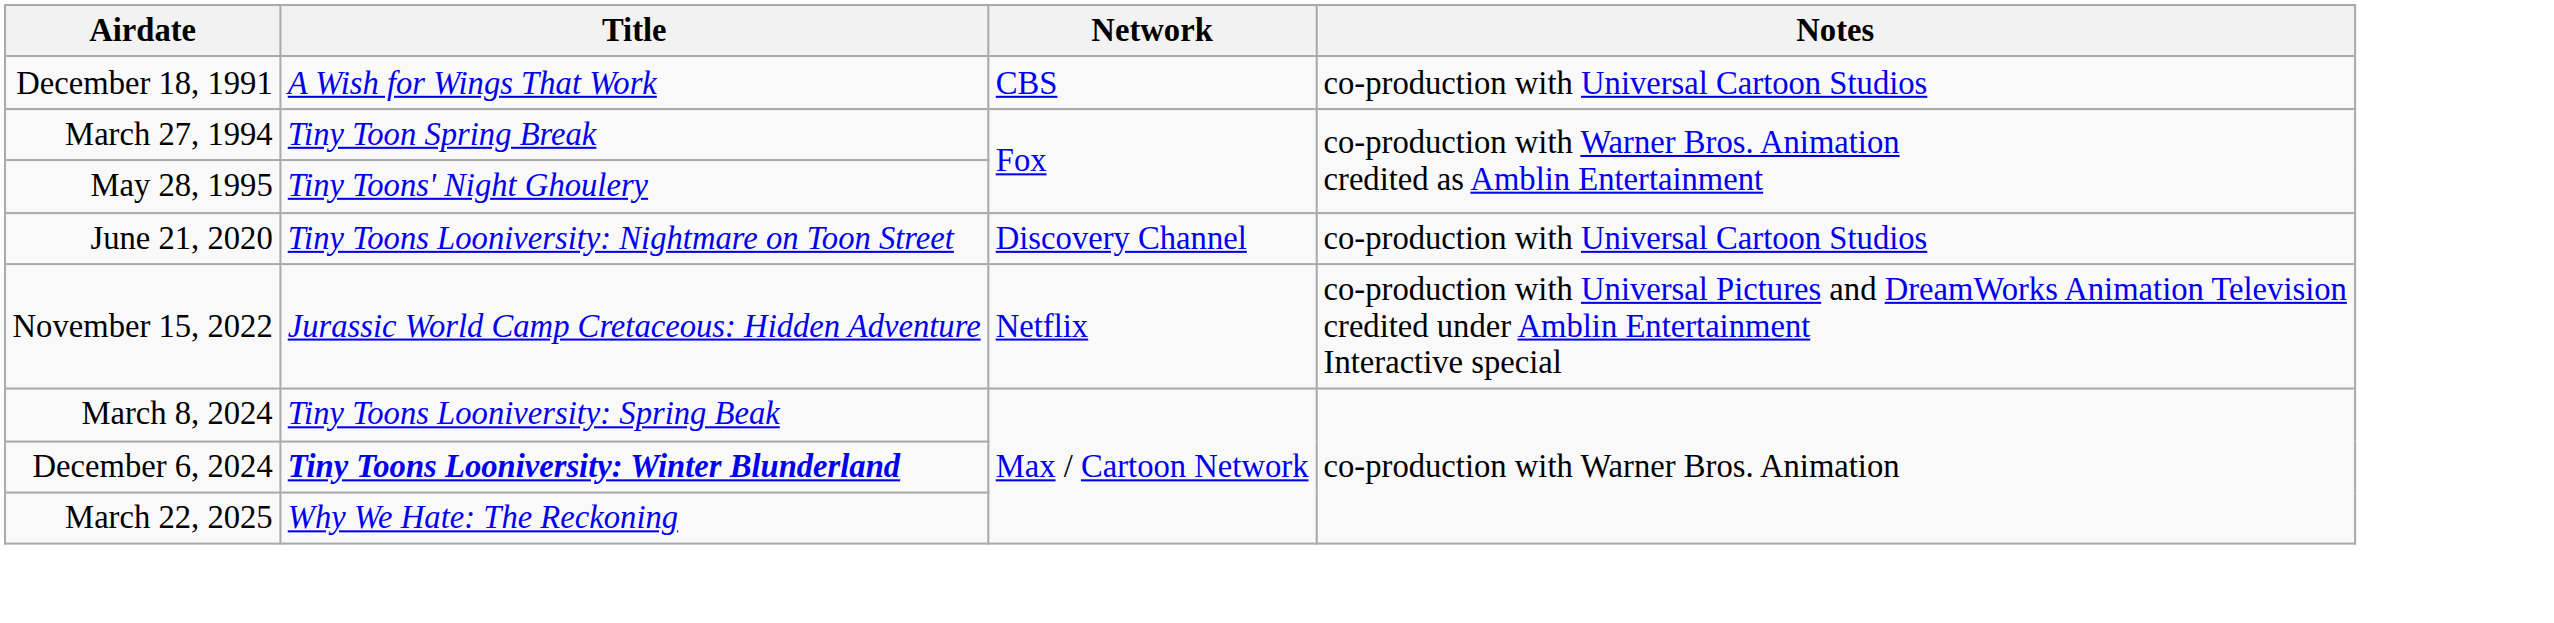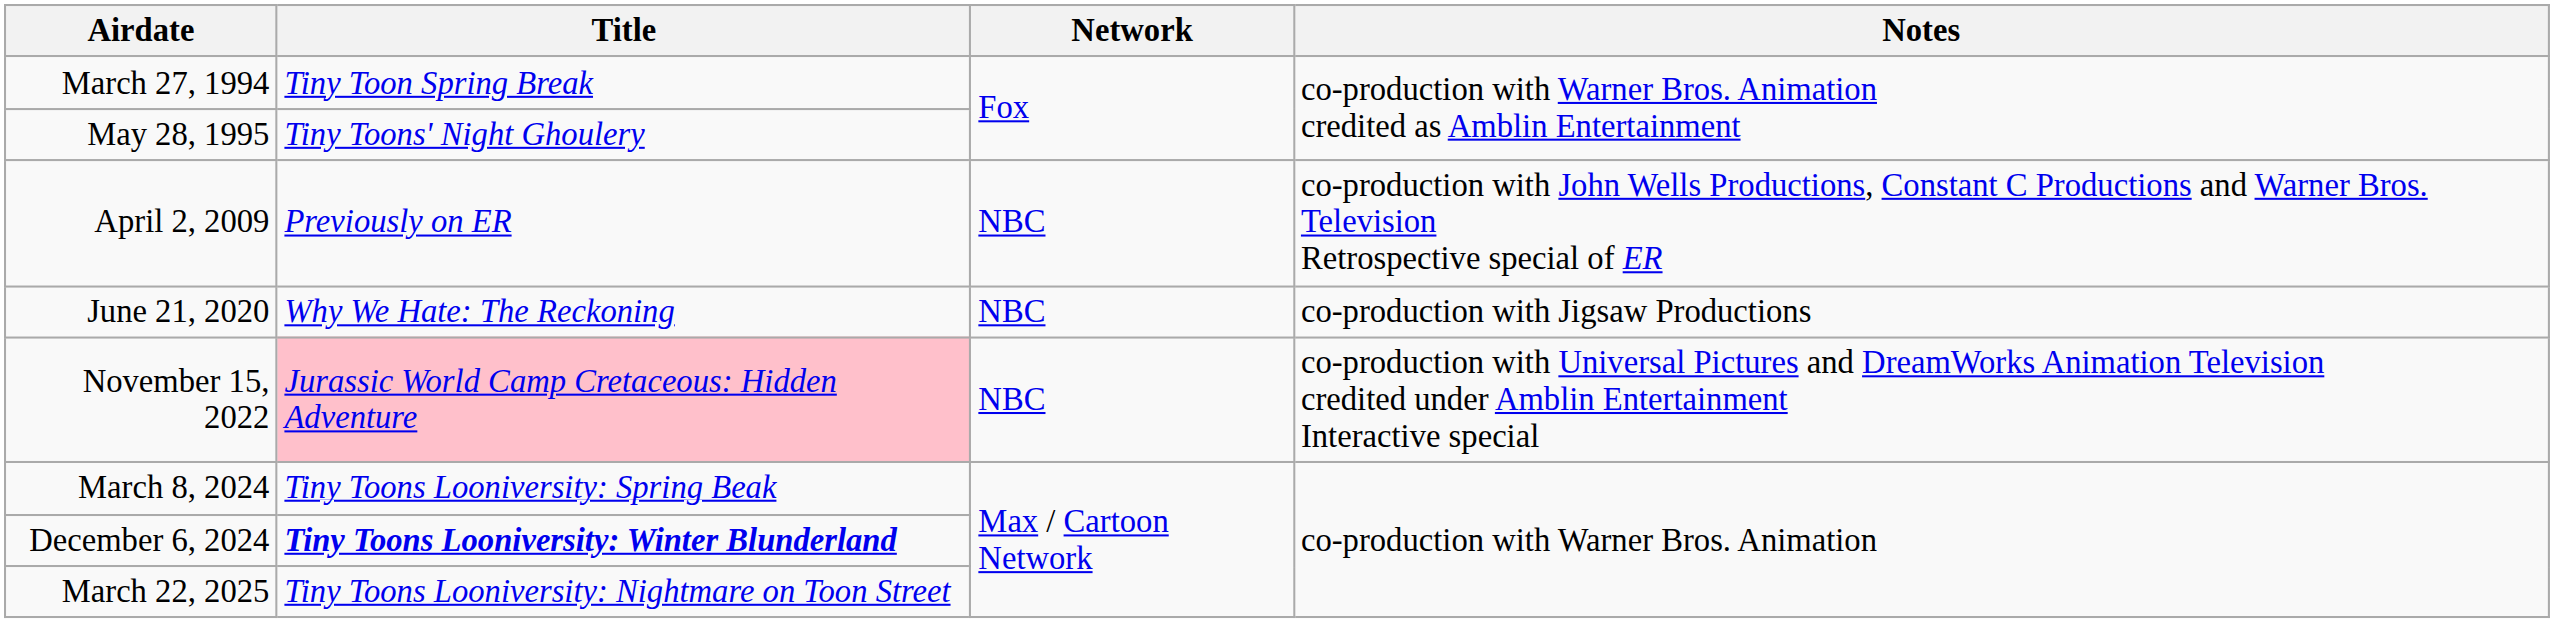- row: (144, 82)
+ row: (182, 222)
(621, 237) Tiny Toons Looniversity: Nightmare on Toon Street -> (480, 310) Why We Hate: The Reckoning
(1121, 237) Discovery Channel -> (1012, 310) NBC
(1625, 237) co-production with Universal Cartoon Studios -> (1556, 310) co-production with Jigsaw Productions
(634, 325) no background -> (561, 399) pink background
(1042, 325) Netflix -> (1012, 399) NBC
(483, 517) Why We Hate: The Reckoning -> (617, 591) Tiny Toons Looniversity: Nightmare on Toon Street
